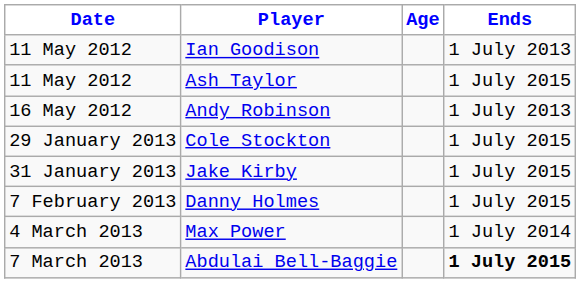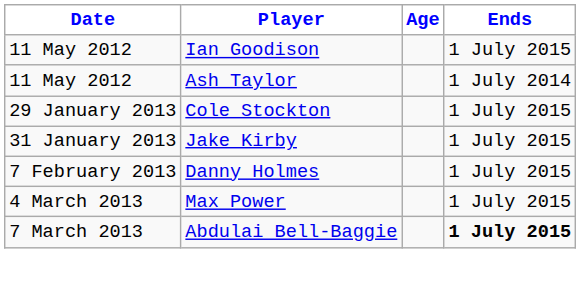(510, 50) 1 July 2013 -> (510, 50) 1 July 2015
(510, 80) 1 July 2015 -> (510, 80) 1 July 2014
- row: (258, 111)
(510, 232) 1 July 2014 -> (510, 202) 1 July 2015
